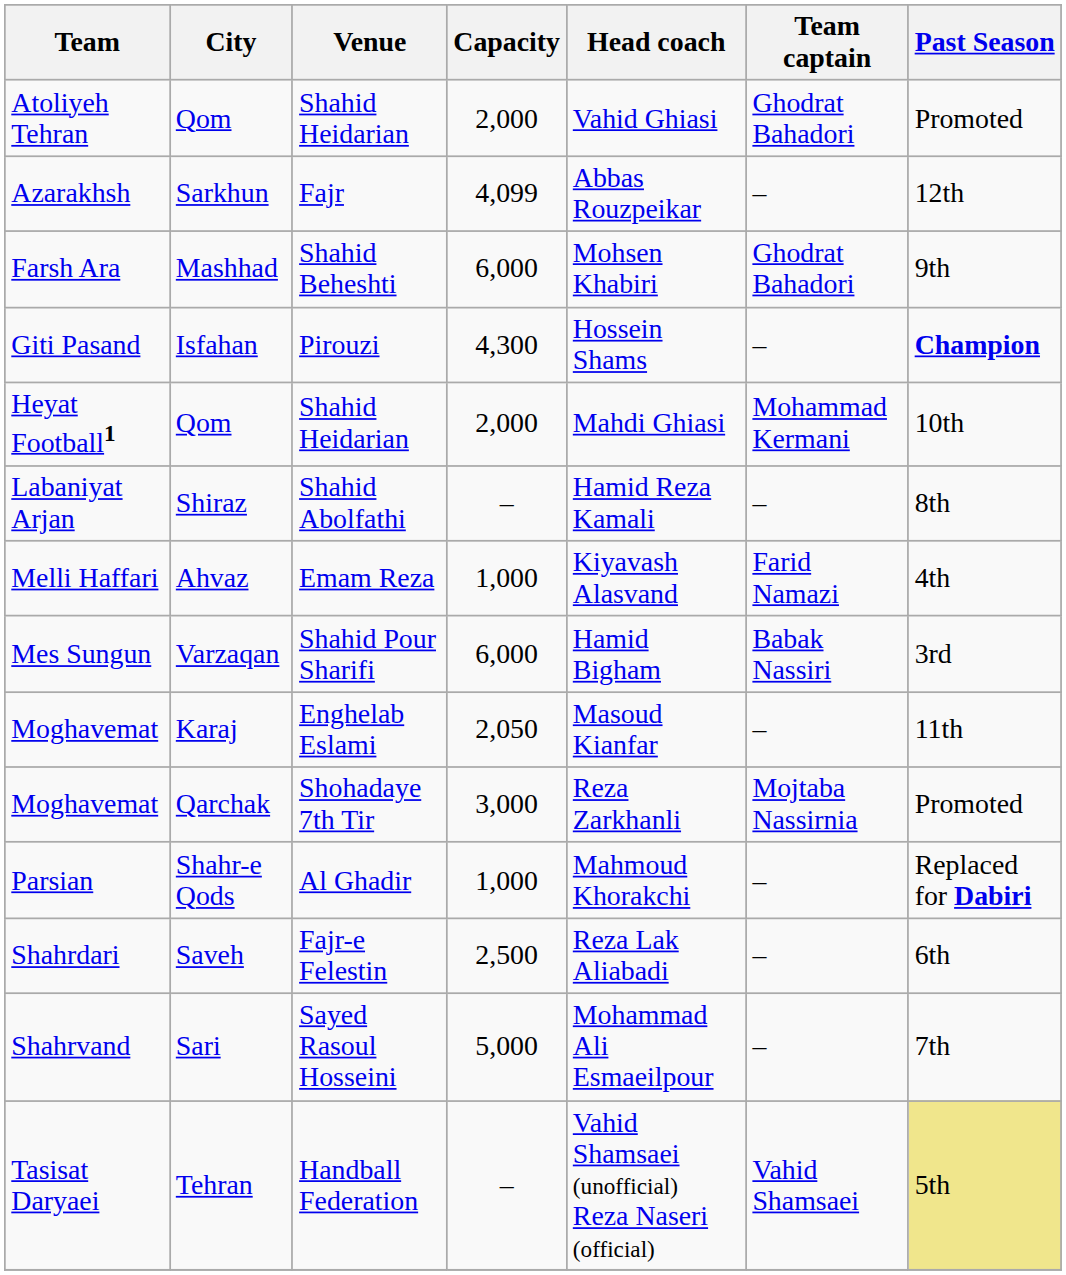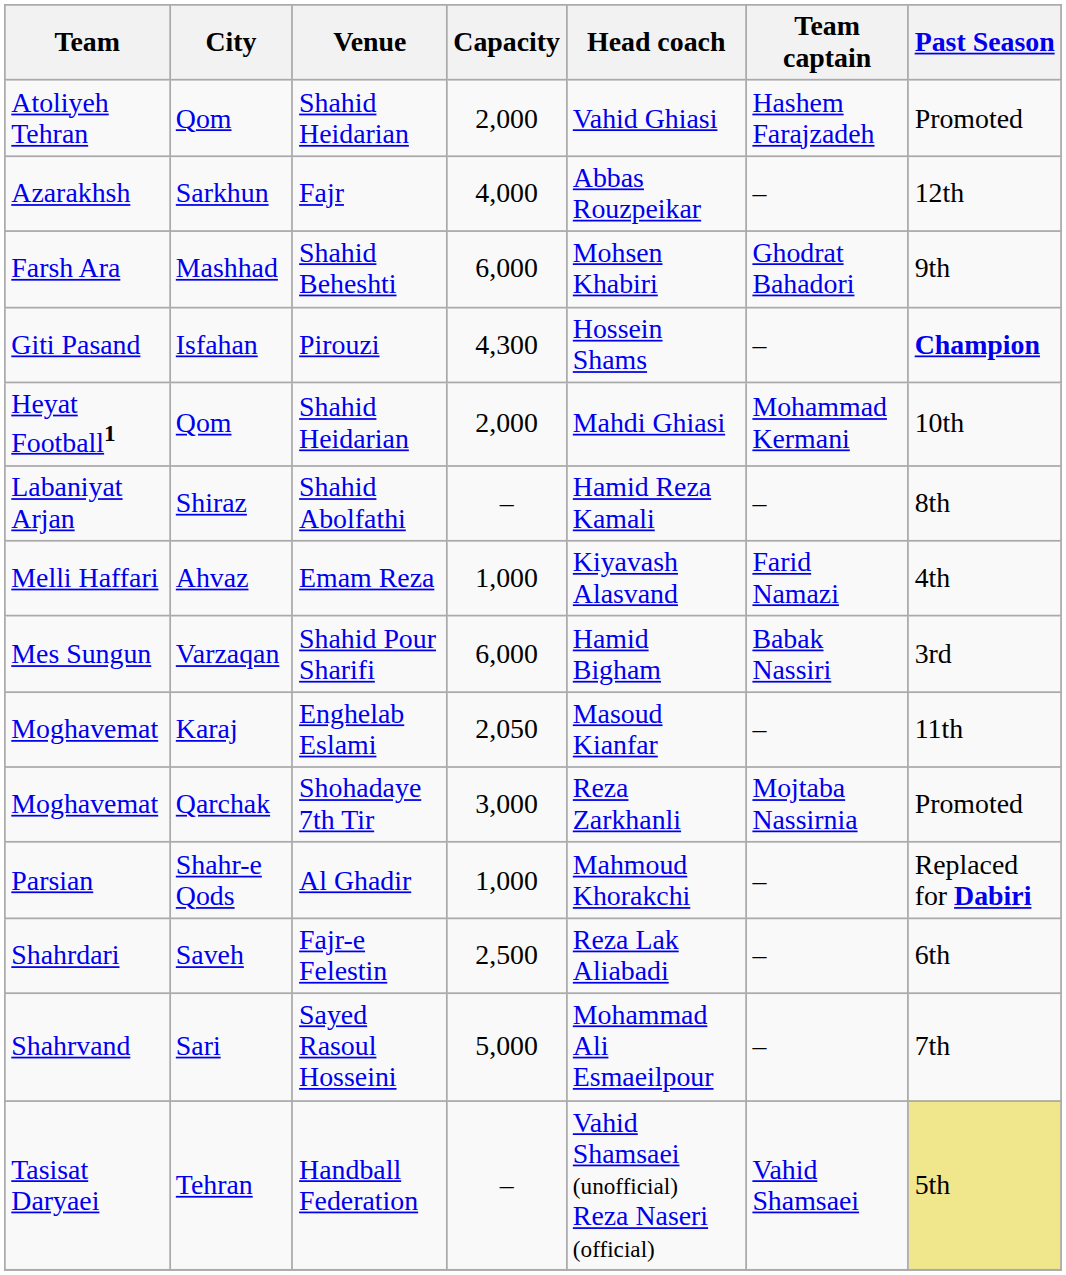(803, 117) Ghodrat Bahadori -> (813, 117) Hashem Farajzadeh
(507, 193) 4,099 -> (507, 193) 4,000
